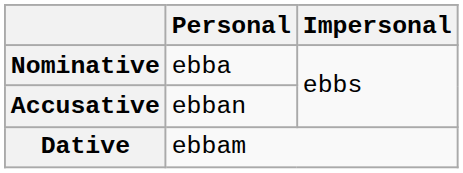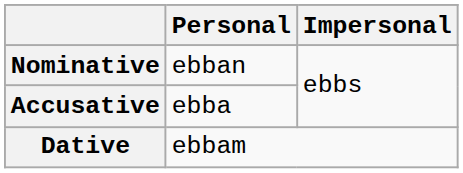(202, 66) ebba -> (209, 66) ebban
(209, 106) ebban -> (202, 106) ebba
